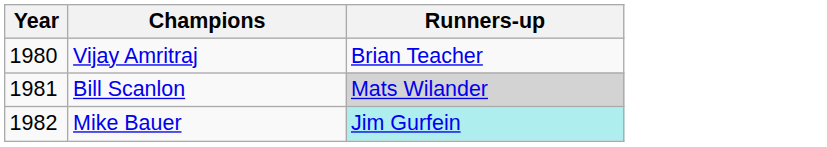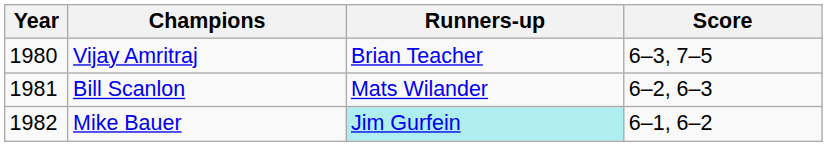+ column: (723, 21)
(419, 89) lightgrey background -> (419, 89) no background
